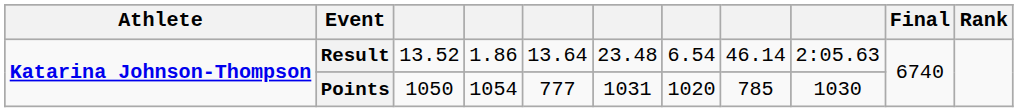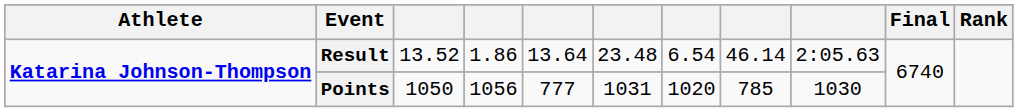(493, 89) 1054 -> (493, 89) 1056
